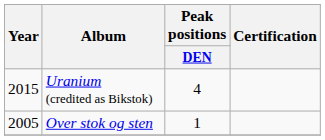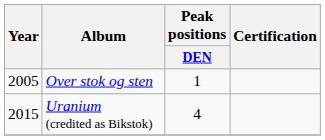rows swapped: (99, 122) <-> (99, 89)
